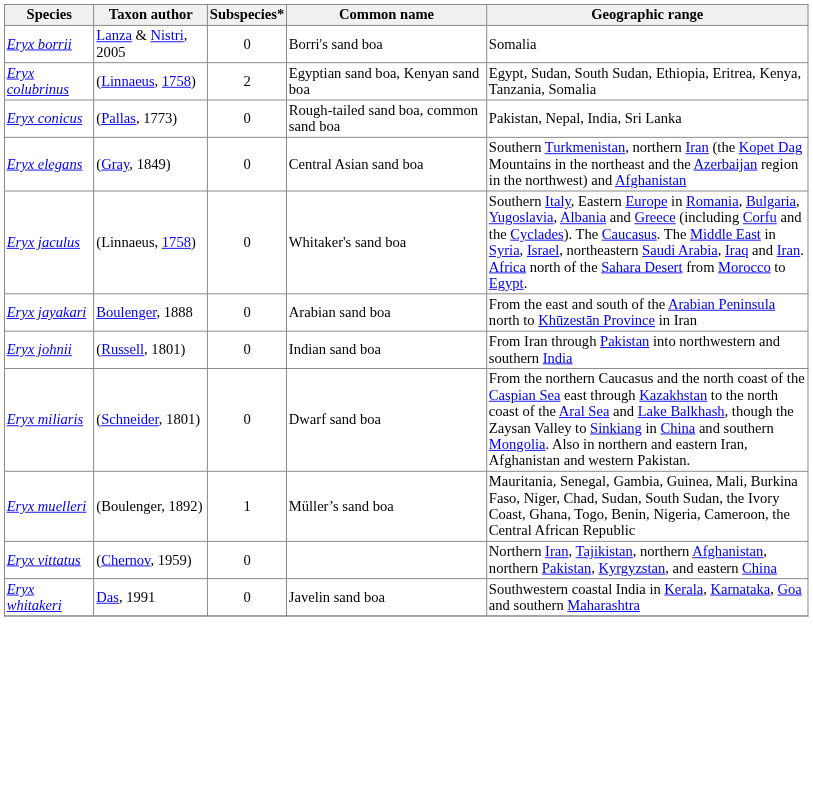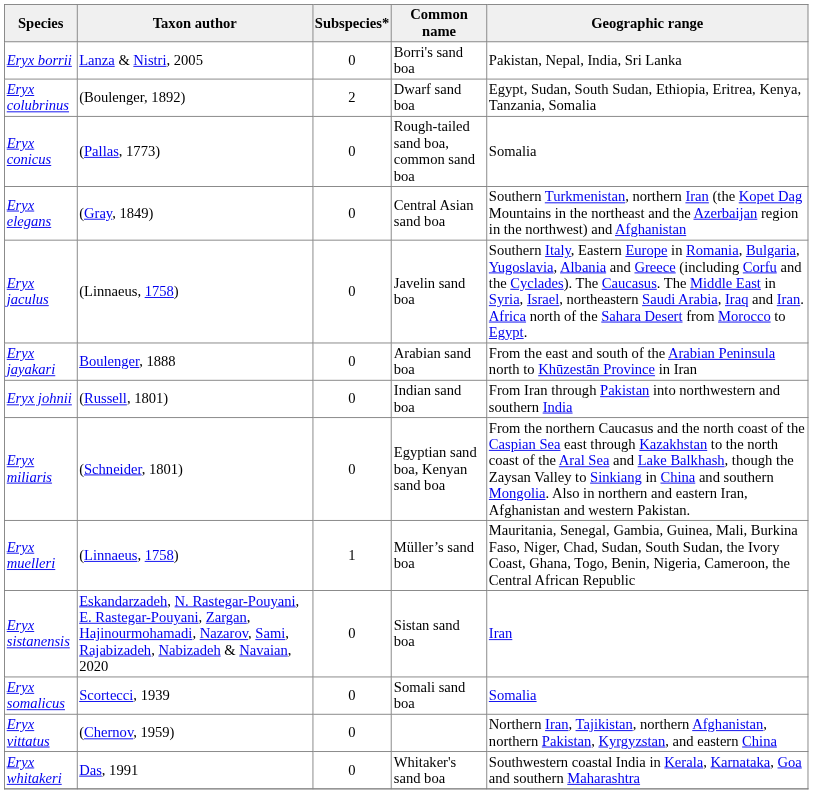(513, 44) Somalia -> (585, 60) Pakistan, Nepal, India, Sri Lanka
(146, 81) (Linnaeus, 1758) -> (132, 97) (Boulenger, 1892)
(384, 81) Egyptian sand boa, Kenyan sand boa -> (428, 97) Dwarf sand boa
(585, 118) Pakistan, Nepal, India, Sri Lanka -> (513, 151) Somalia
(348, 242) Whitaker's sand boa -> (430, 291) Javelin sand boa
(335, 419) Dwarf sand boa -> (435, 469) Egyptian sand boa, Kenyan sand boa
(149, 506) (Boulenger, 1892) -> (129, 555) (Linnaeus, 1758)
+ row: (38, 633)
+ row: (36, 695)
(337, 597) Javelin sand boa -> (425, 770) Whitaker's sand boa
